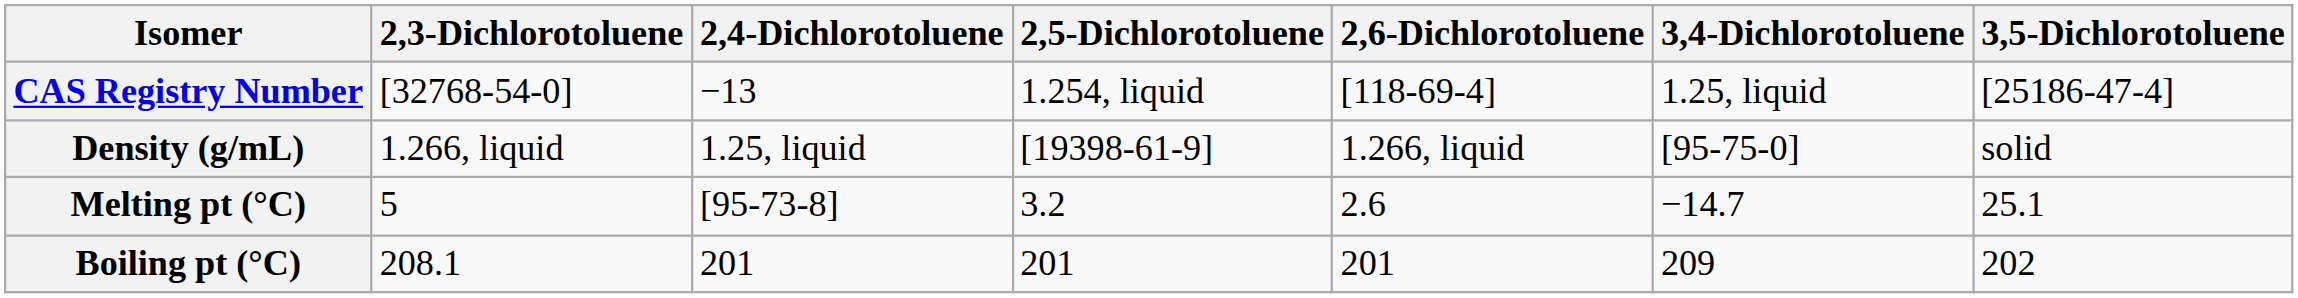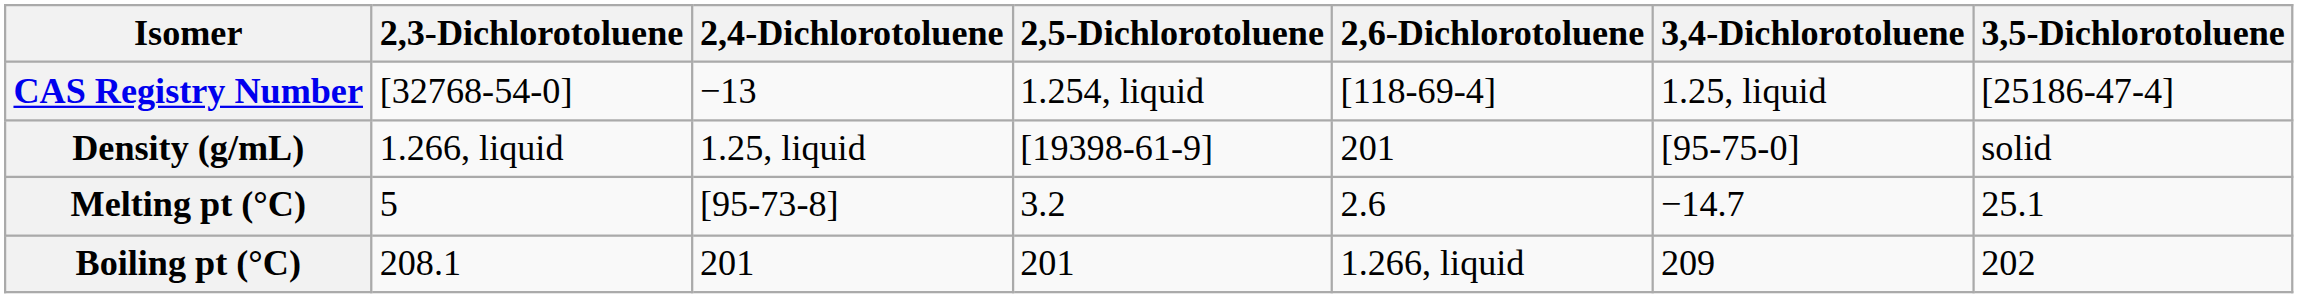(1433, 147) 1.266, liquid -> (1368, 147) 201
(1368, 262) 201 -> (1433, 262) 1.266, liquid
